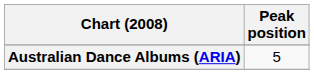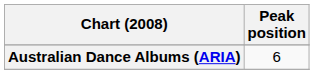(277, 57) 5 -> (277, 57) 6
